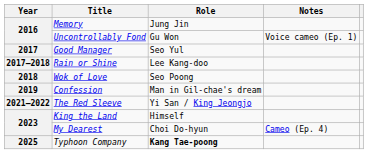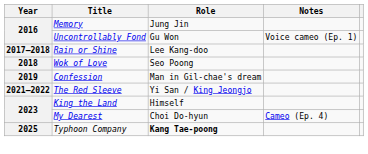- row: (83, 50)
